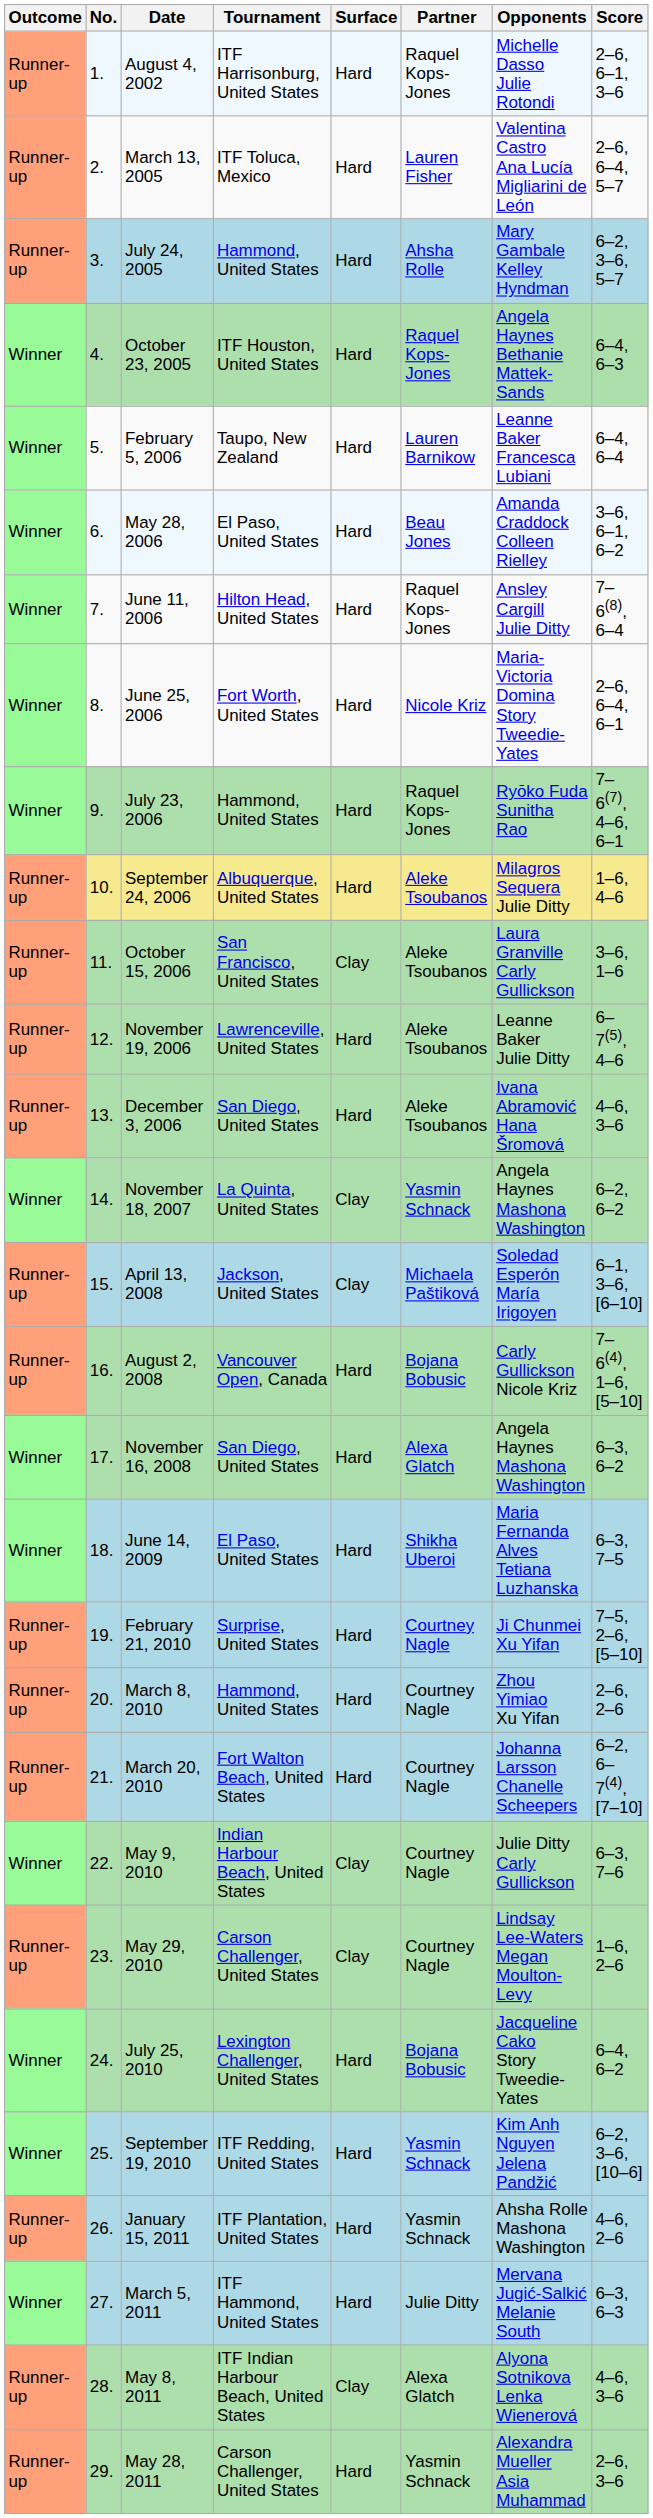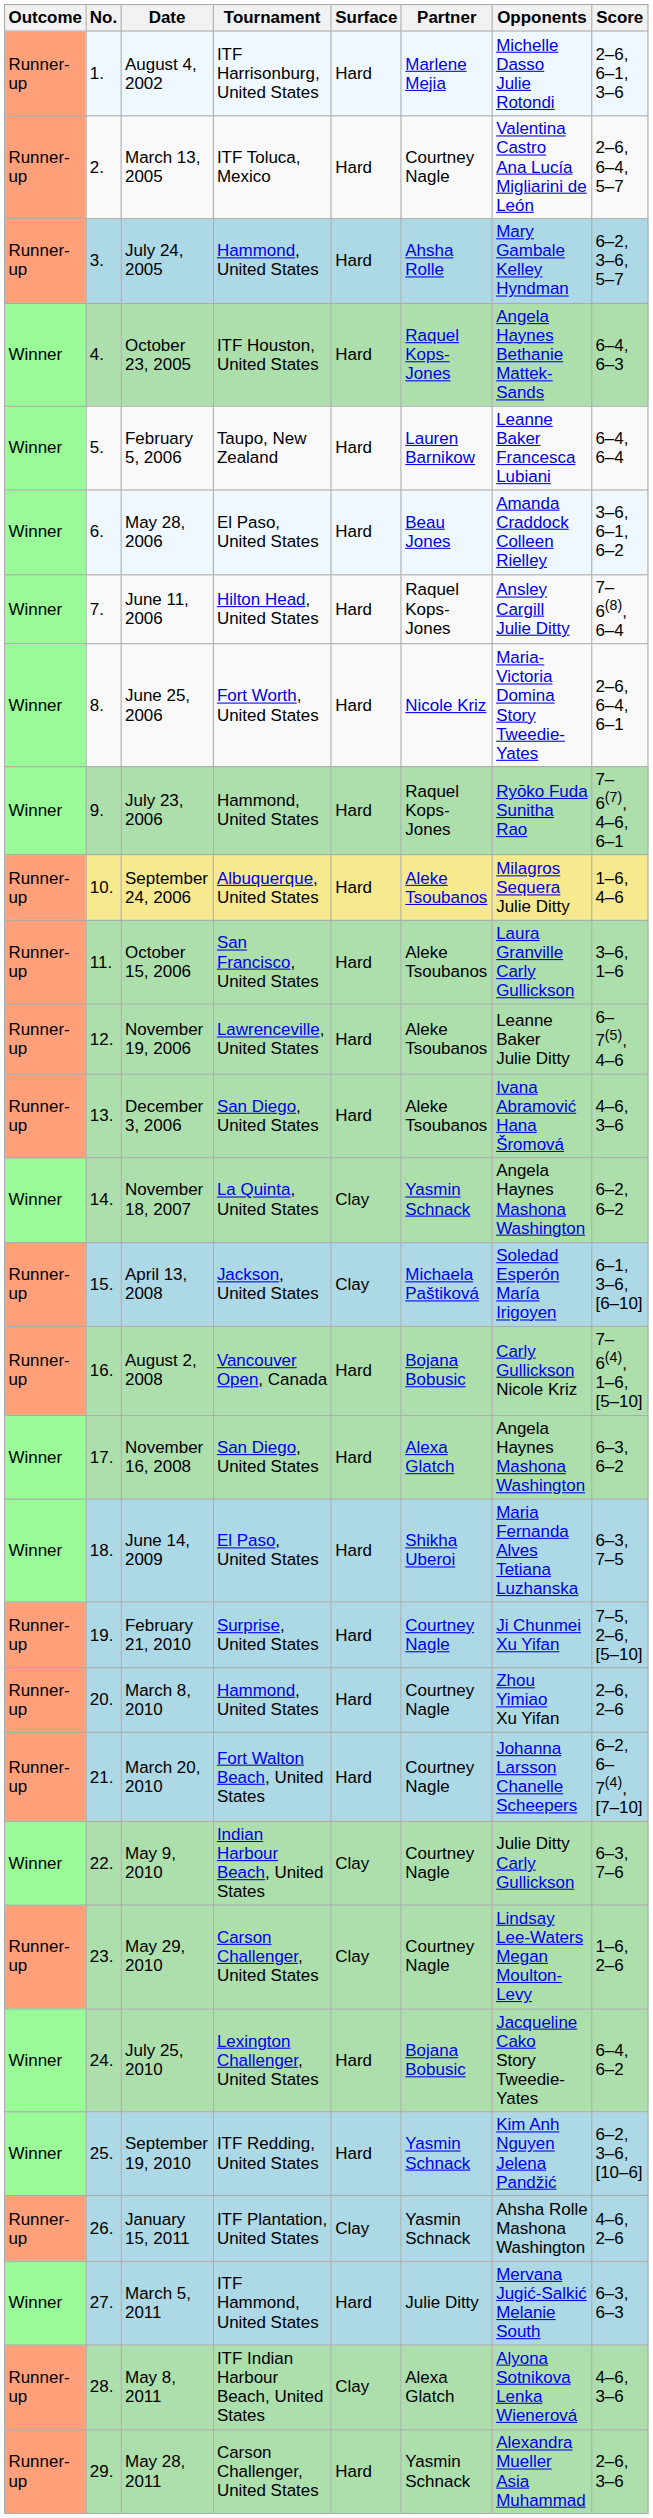(432, 73) Raquel Kops-Jones -> (436, 73) Marlene Mejia
(432, 167) Lauren Fisher -> (440, 167) Courtney Nagle
(352, 962) Clay -> (354, 962) Hard
(354, 2228) Hard -> (352, 2228) Clay
